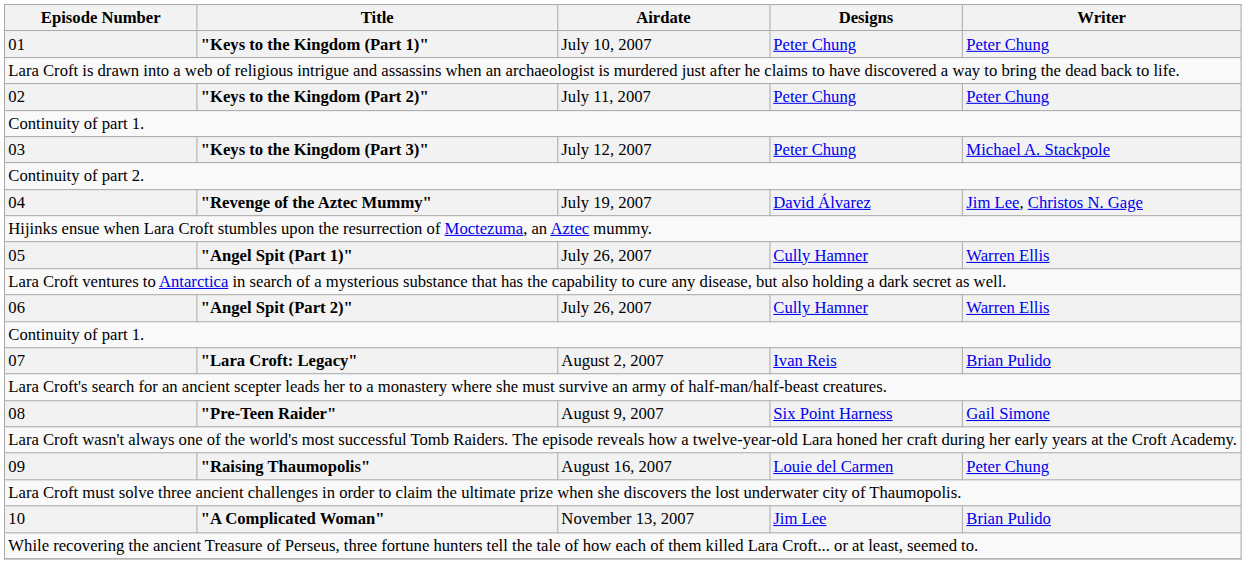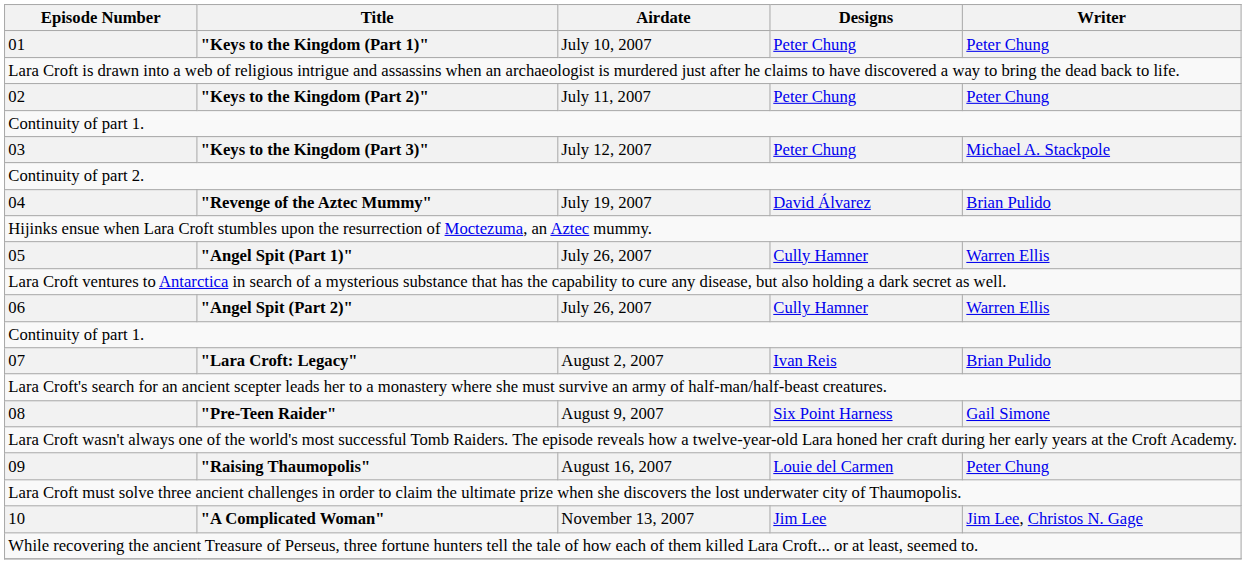(1055, 202) Jim Lee, Christos N. Gage -> (1009, 202) Brian Pulido
(1009, 519) Brian Pulido -> (1055, 519) Jim Lee, Christos N. Gage
